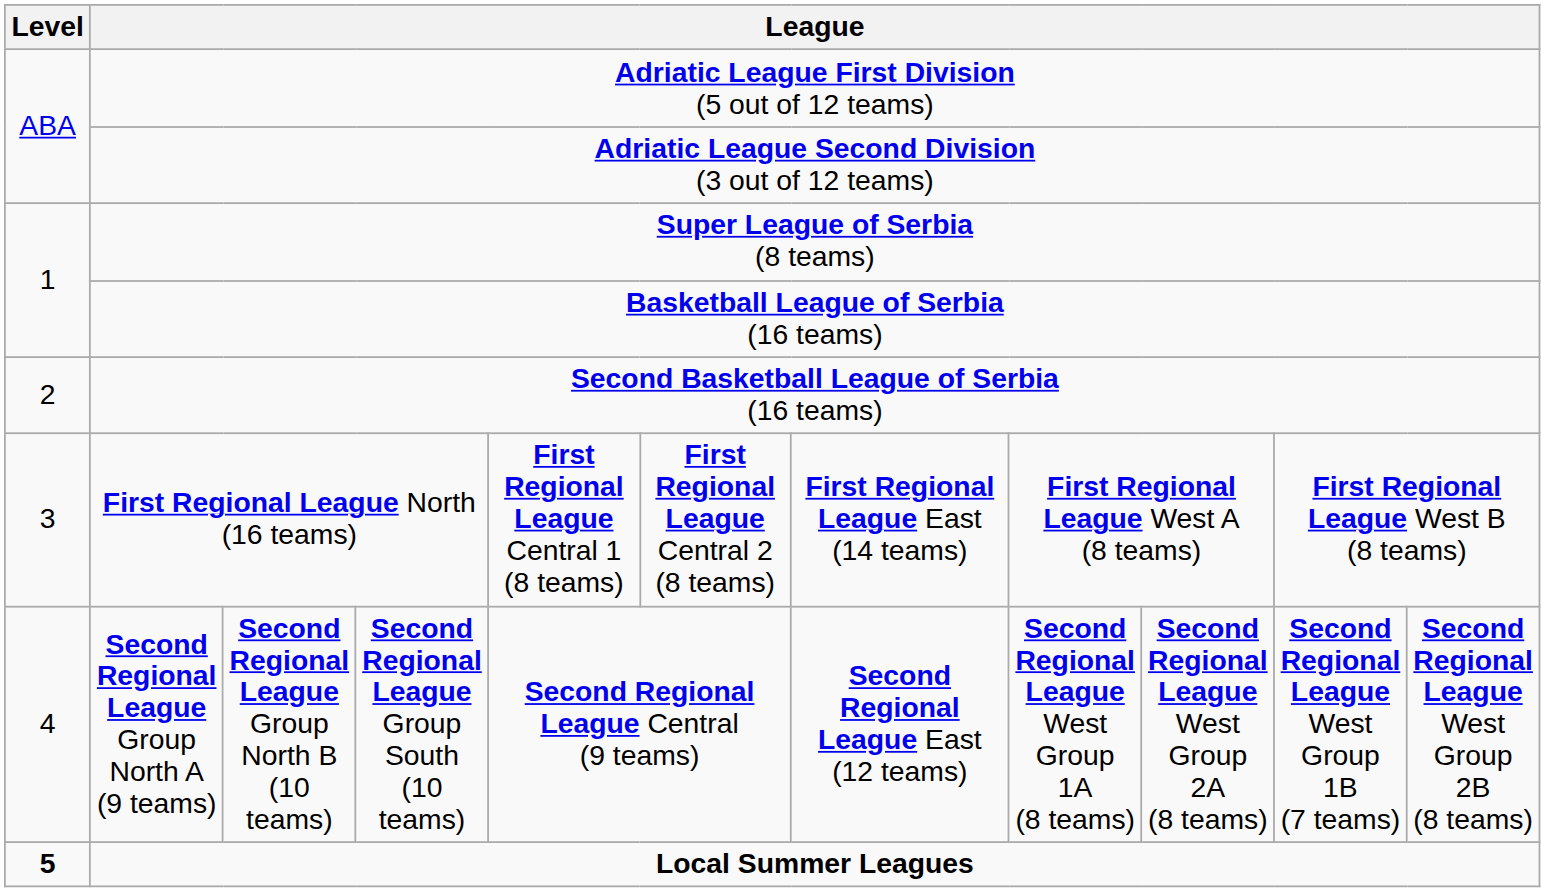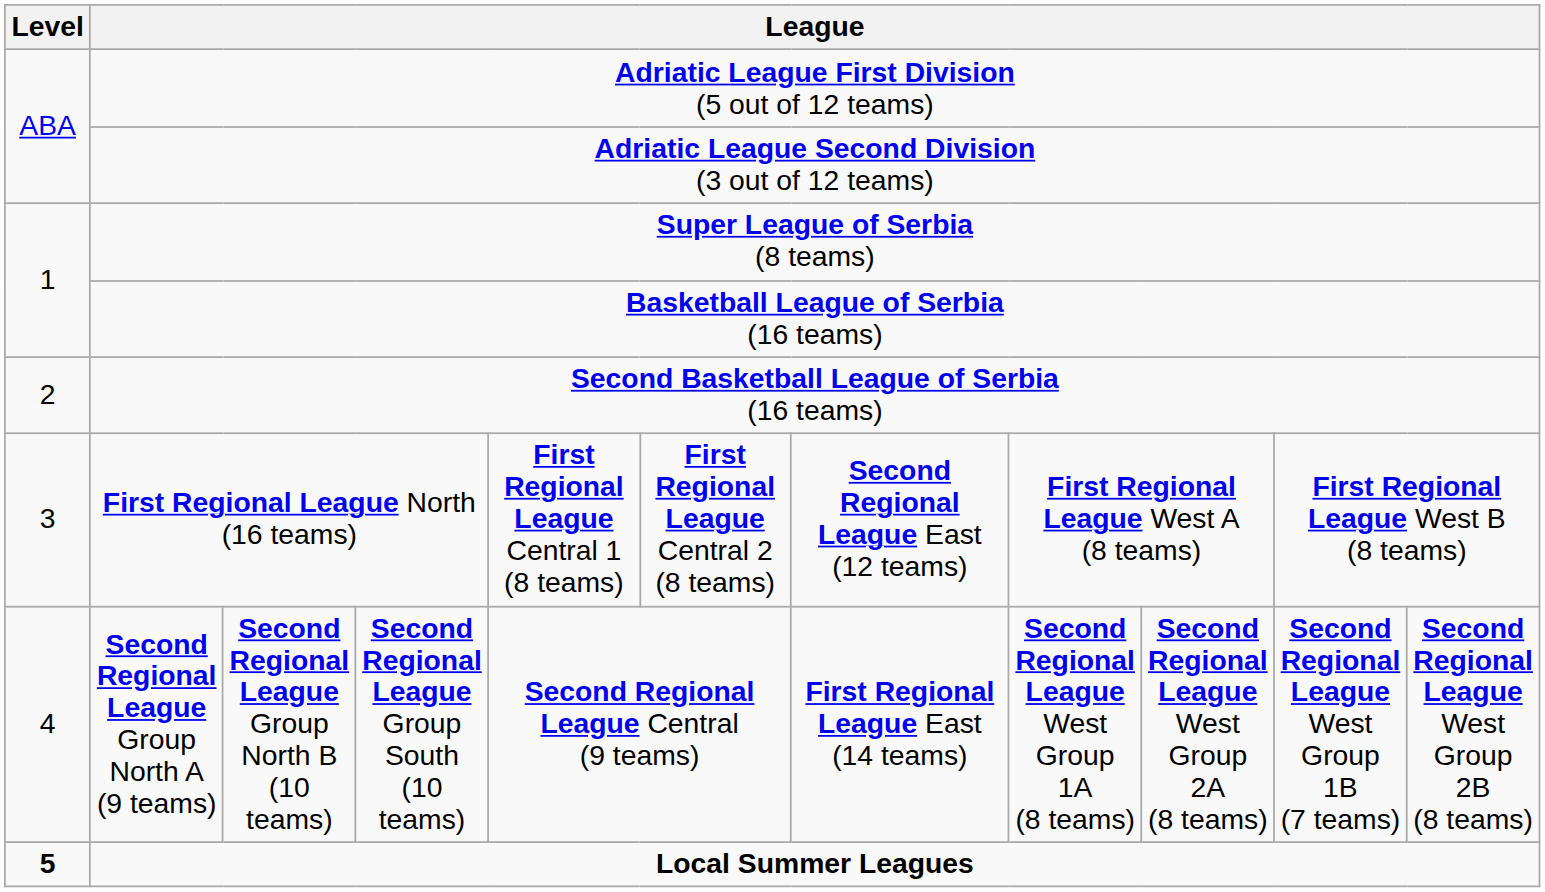(900, 519) First Regional League East (14 teams) -> (900, 519) Second Regional League East (12 teams)
(900, 723) Second Regional League East (12 teams) -> (900, 723) First Regional League East (14 teams)
